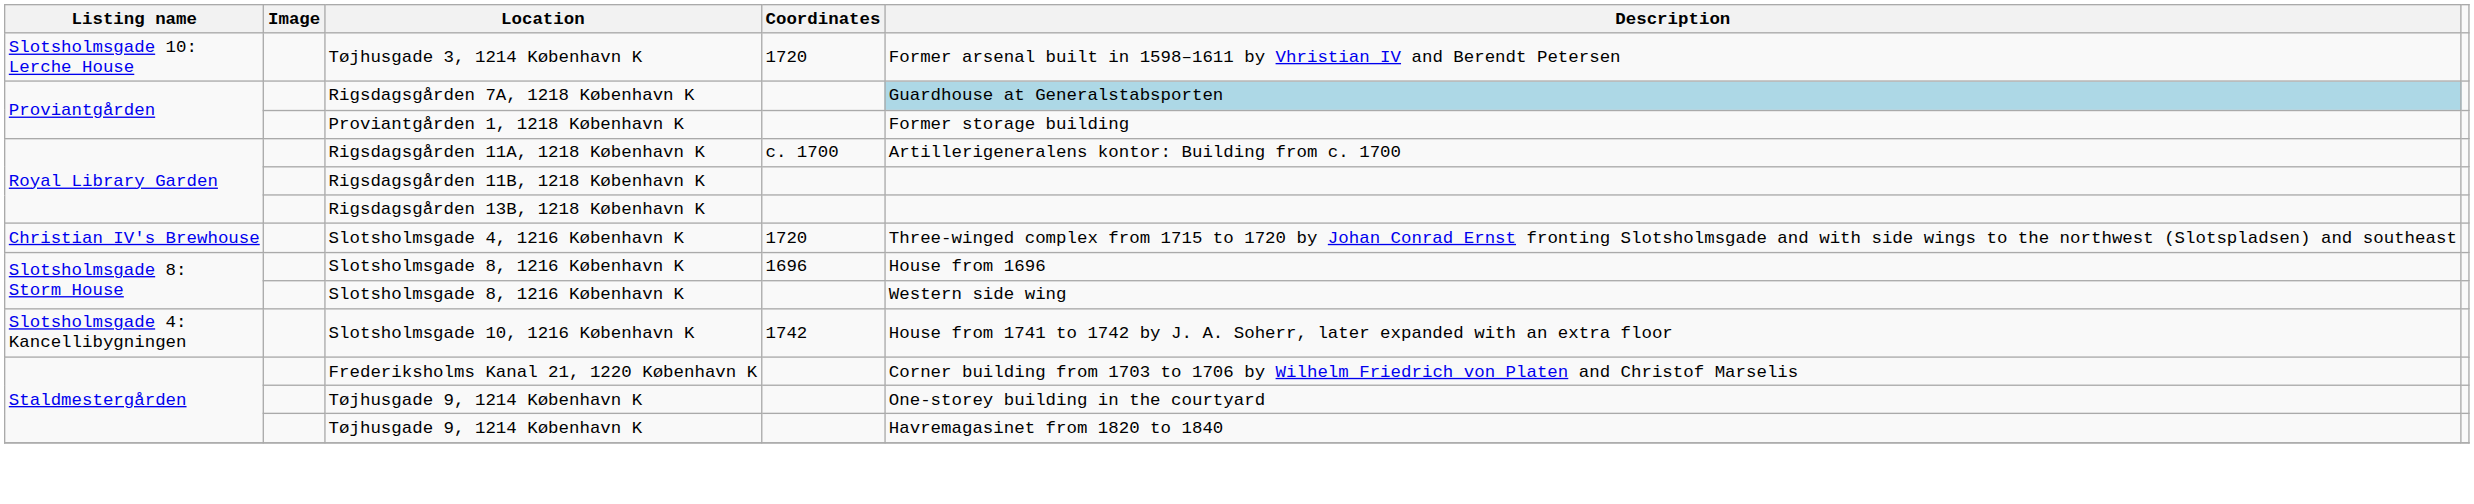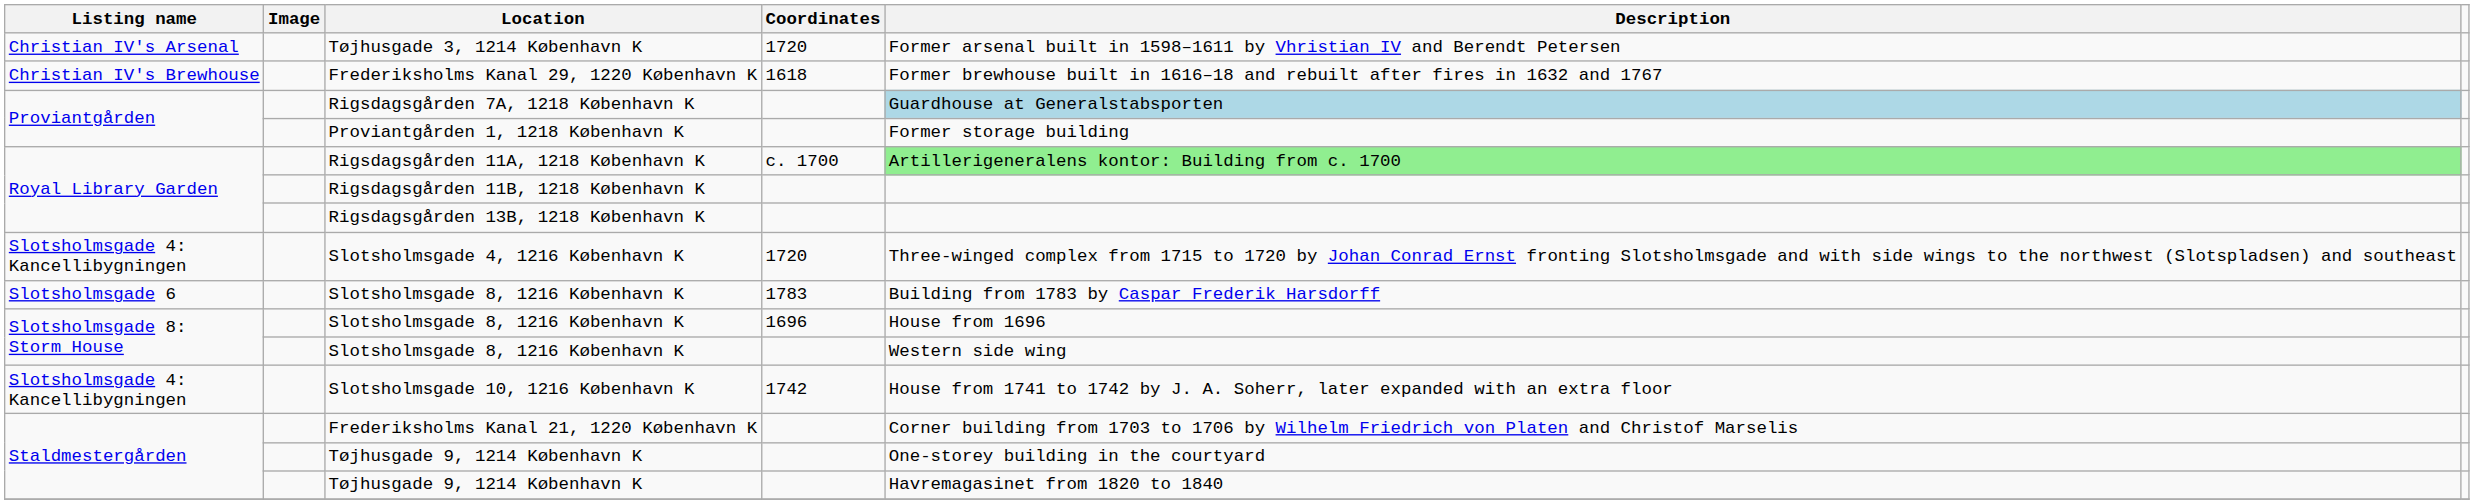(103, 57) Slotsholmsgade 10: Lerche House -> (124, 47) Christian IV's Arsenal
+ row: (543, 76)
(1145, 153) no background -> (1145, 161) lightgreen background
(134, 238) Christian IV's Brewhouse -> (98, 256) Slotsholmsgade 4: Kancellibygningen
+ row: (506, 294)
